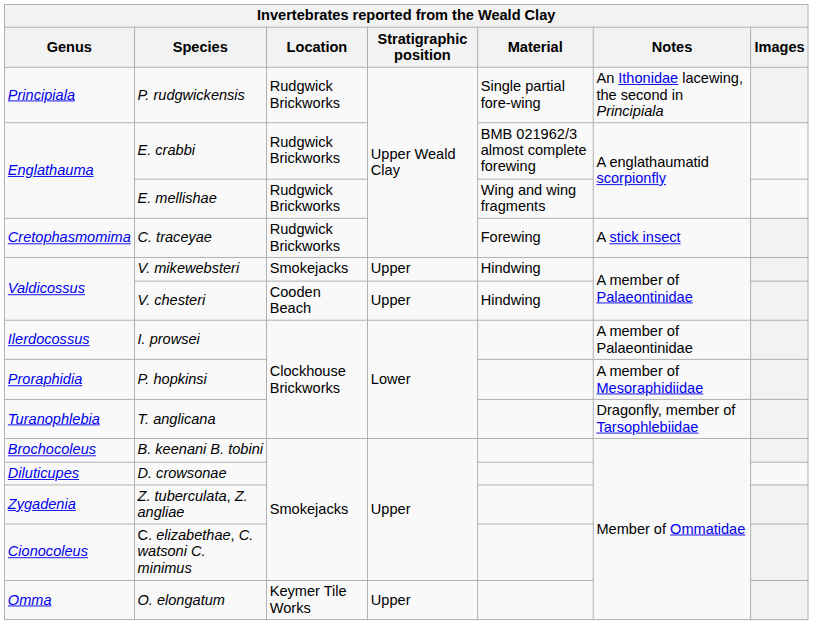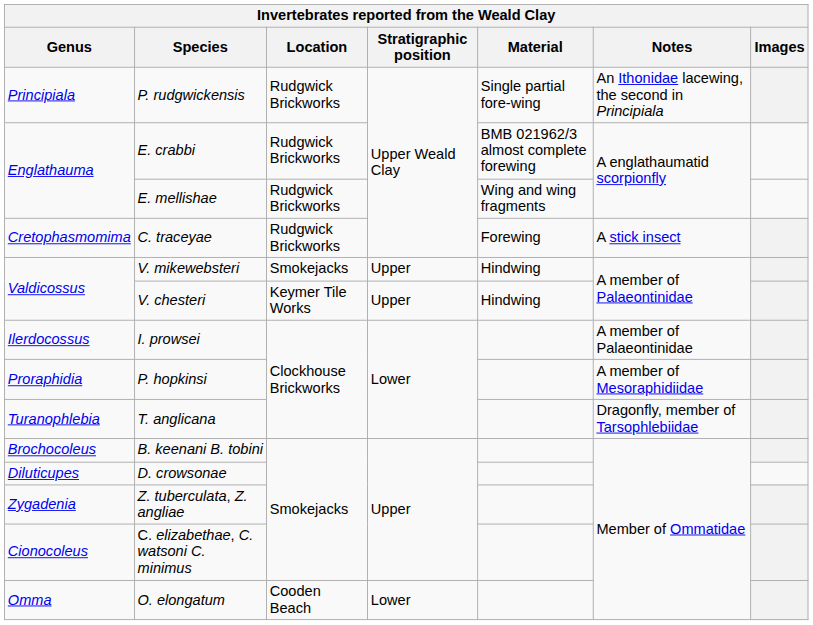(295, 300) Cooden Beach -> (308, 300) Keymer Tile Works
(308, 599) Keymer Tile Works -> (295, 599) Cooden Beach
(391, 599) Upper -> (391, 599) Lower
